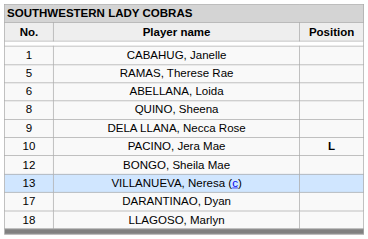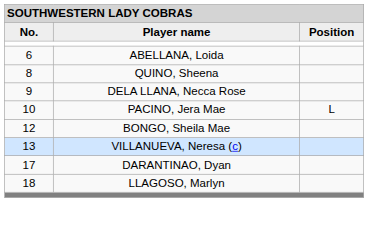- row: (29, 55)
- row: (29, 73)
(332, 146) bold -> (332, 110) normal
